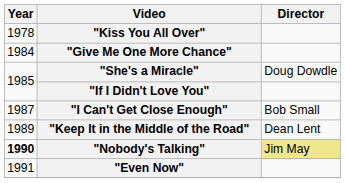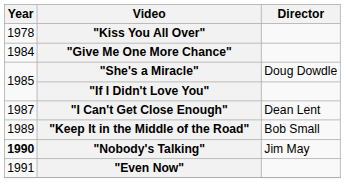(292, 110) Bob Small -> (292, 110) Dean Lent
(292, 129) Dean Lent -> (292, 129) Bob Small
(287, 149) khaki background -> (287, 149) no background
